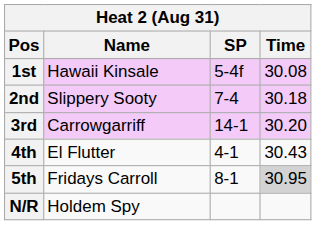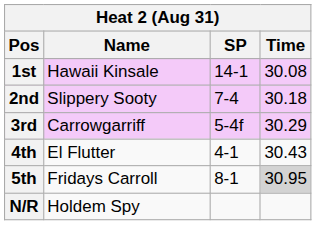(229, 71) 5-4f -> (231, 71) 14-1
(231, 125) 14-1 -> (229, 125) 5-4f
(286, 125) 30.20 -> (286, 125) 30.29
